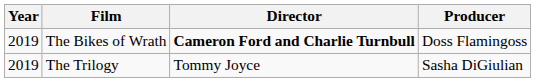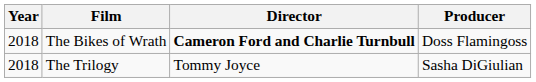(23, 41) 2019 -> (23, 41) 2018
(23, 65) 2019 -> (23, 65) 2018
